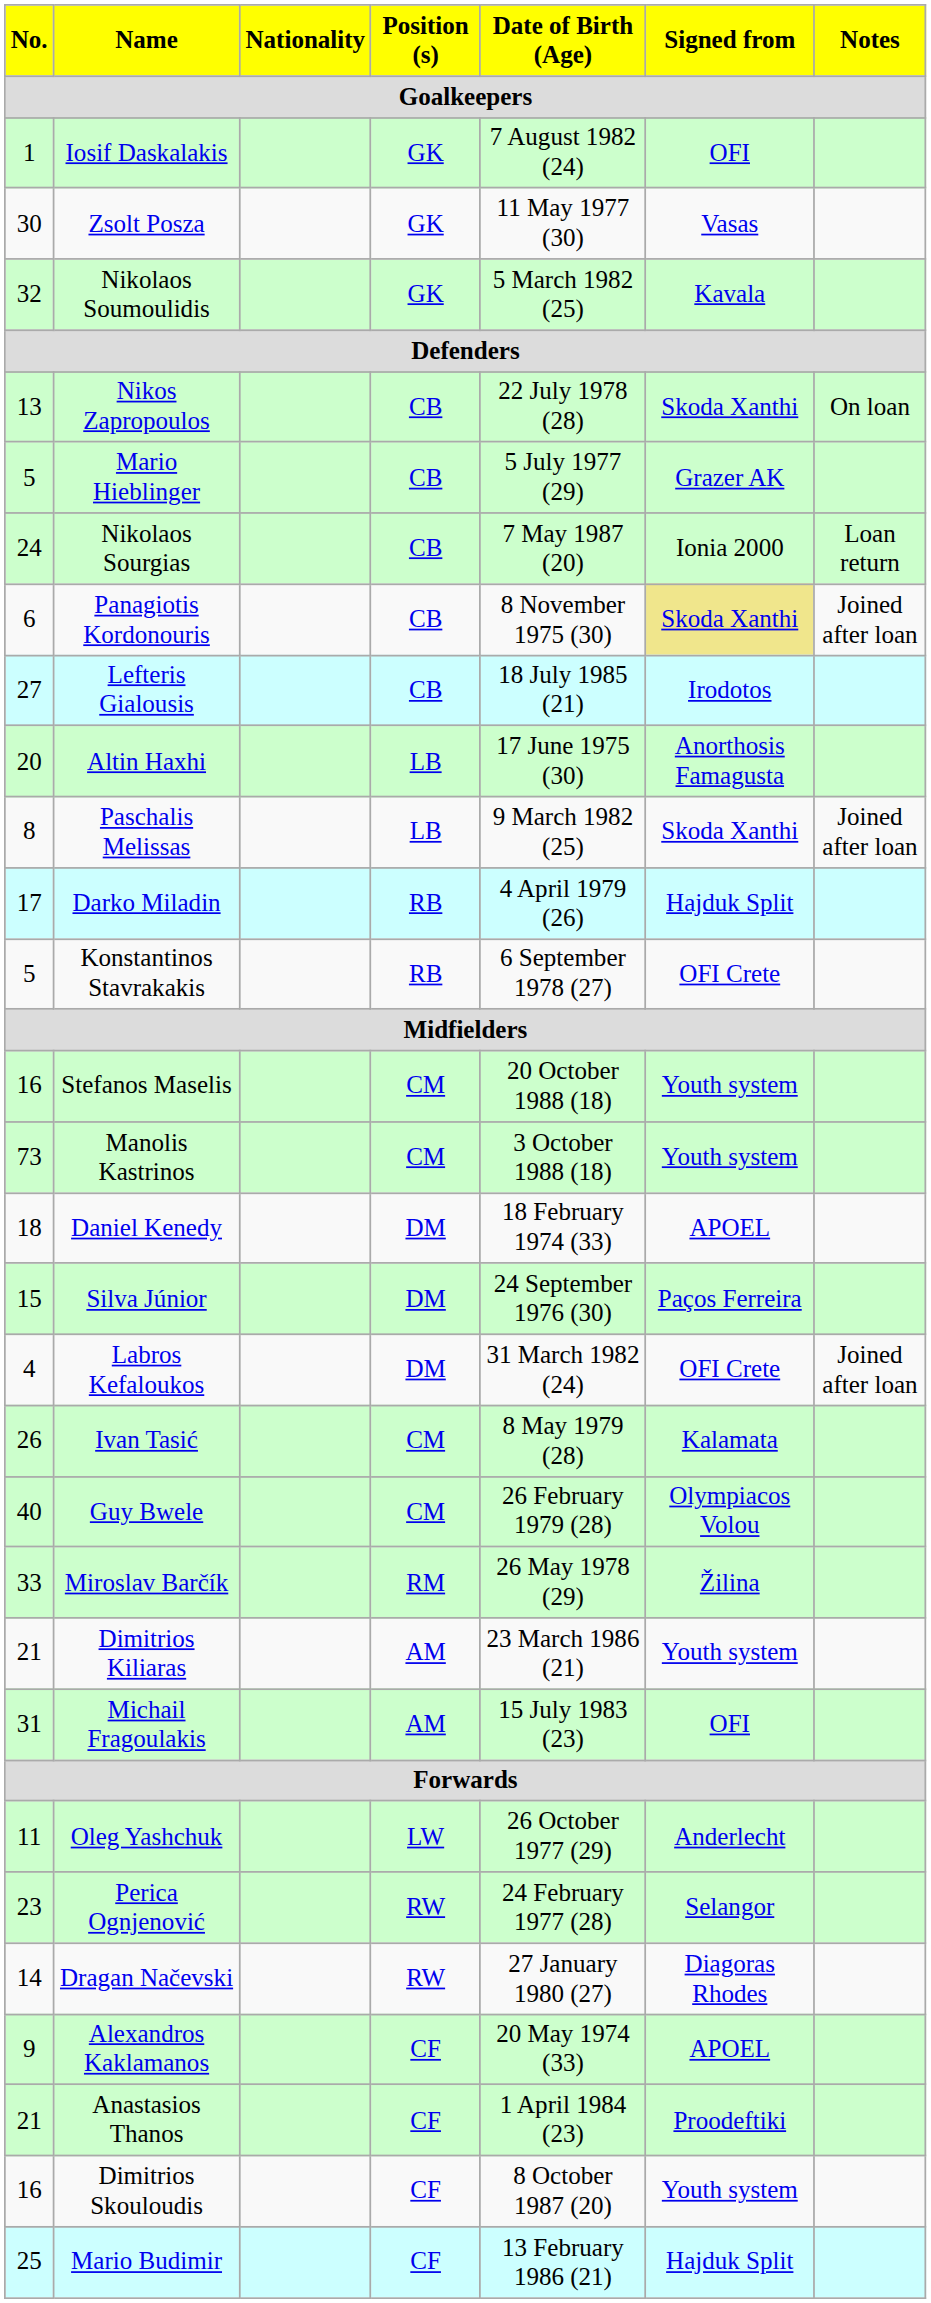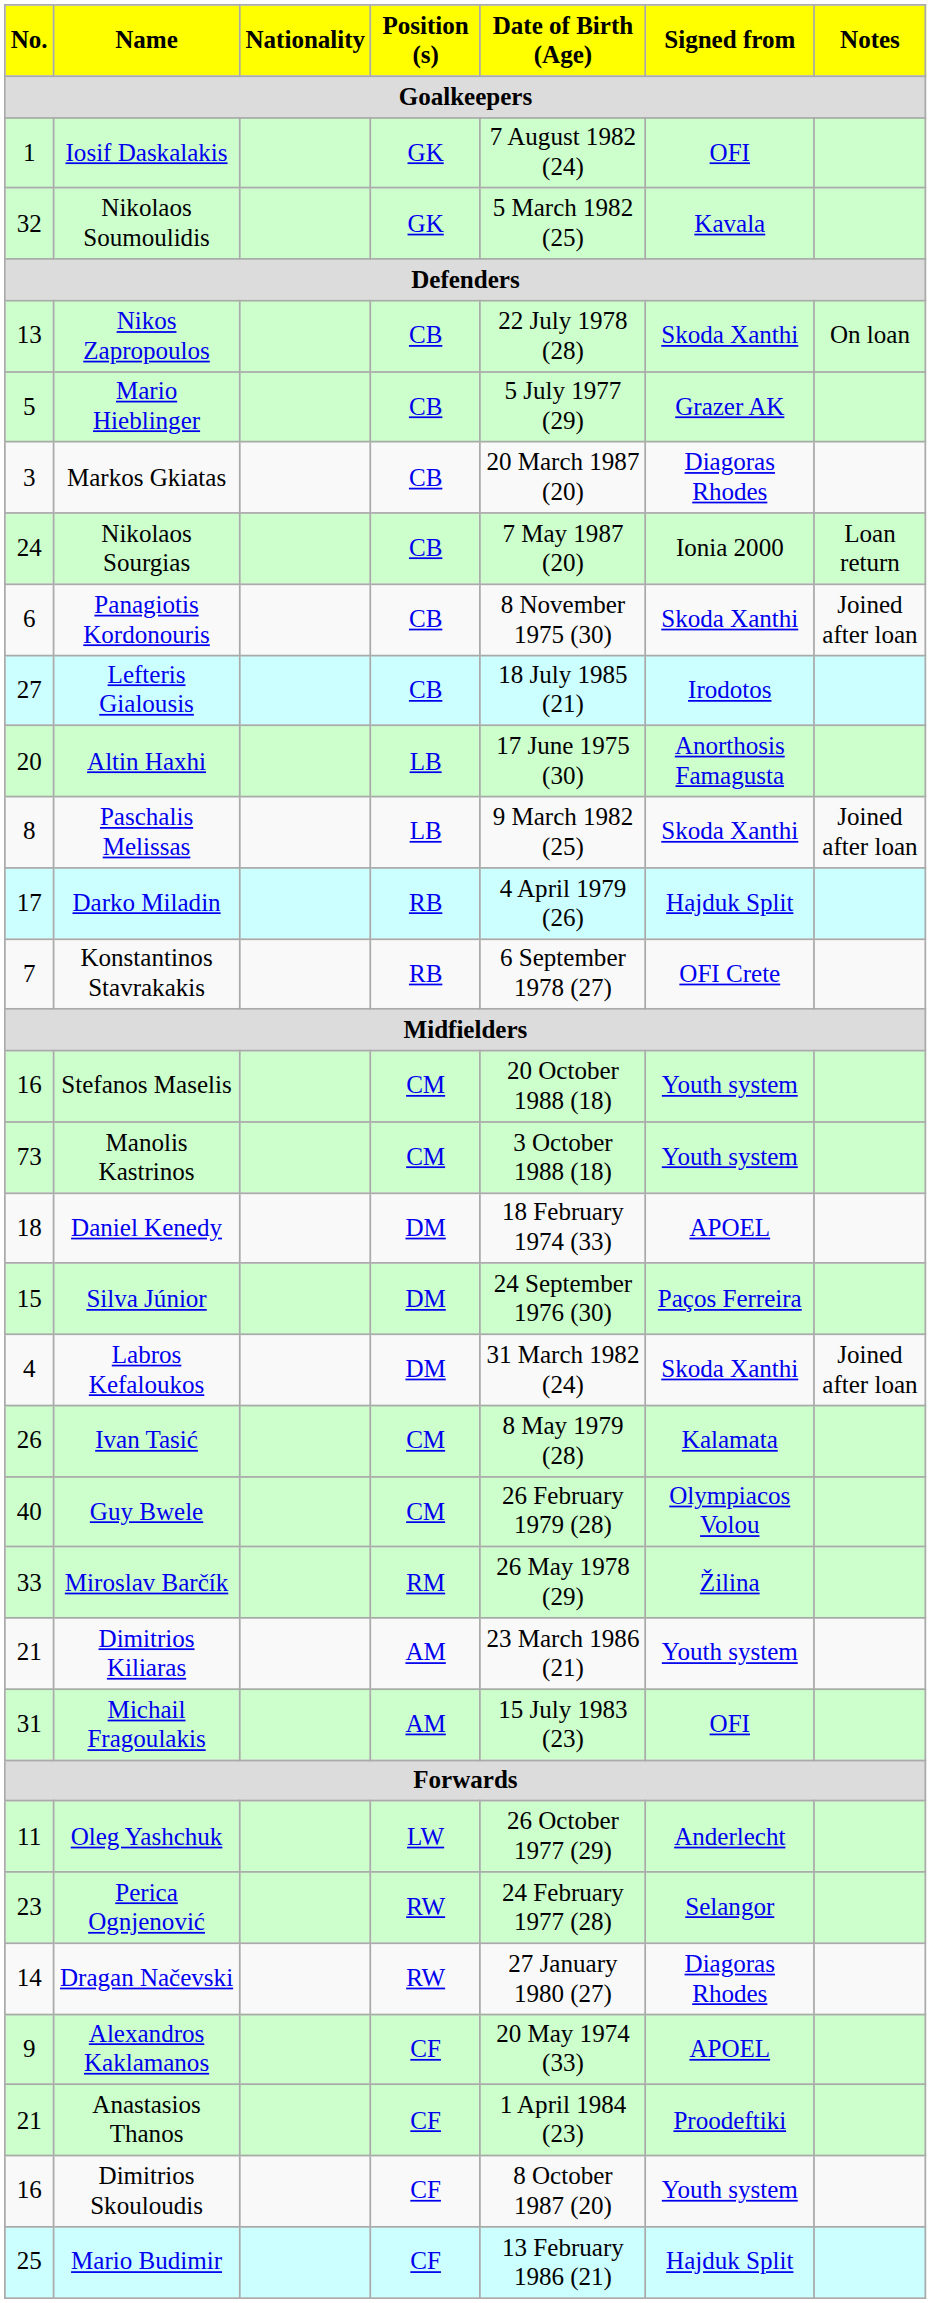- row: (147, 223)
+ row: (147, 477)
(730, 619) khaki background -> (730, 619) no background
(29, 973) 5 -> (29, 973) 7
(730, 1369) OFI Crete -> (730, 1369) Skoda Xanthi
